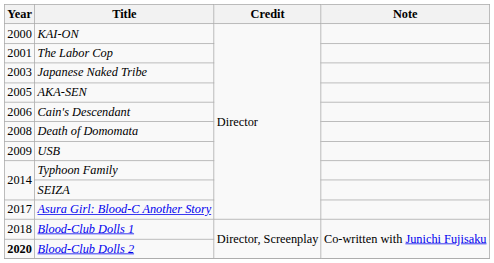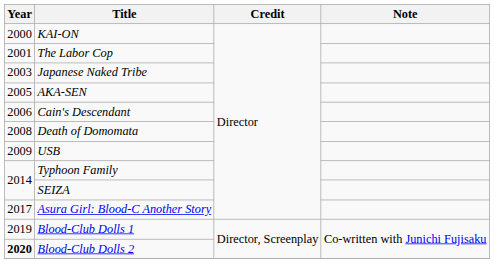(20, 229) 2018 -> (20, 229) 2019
